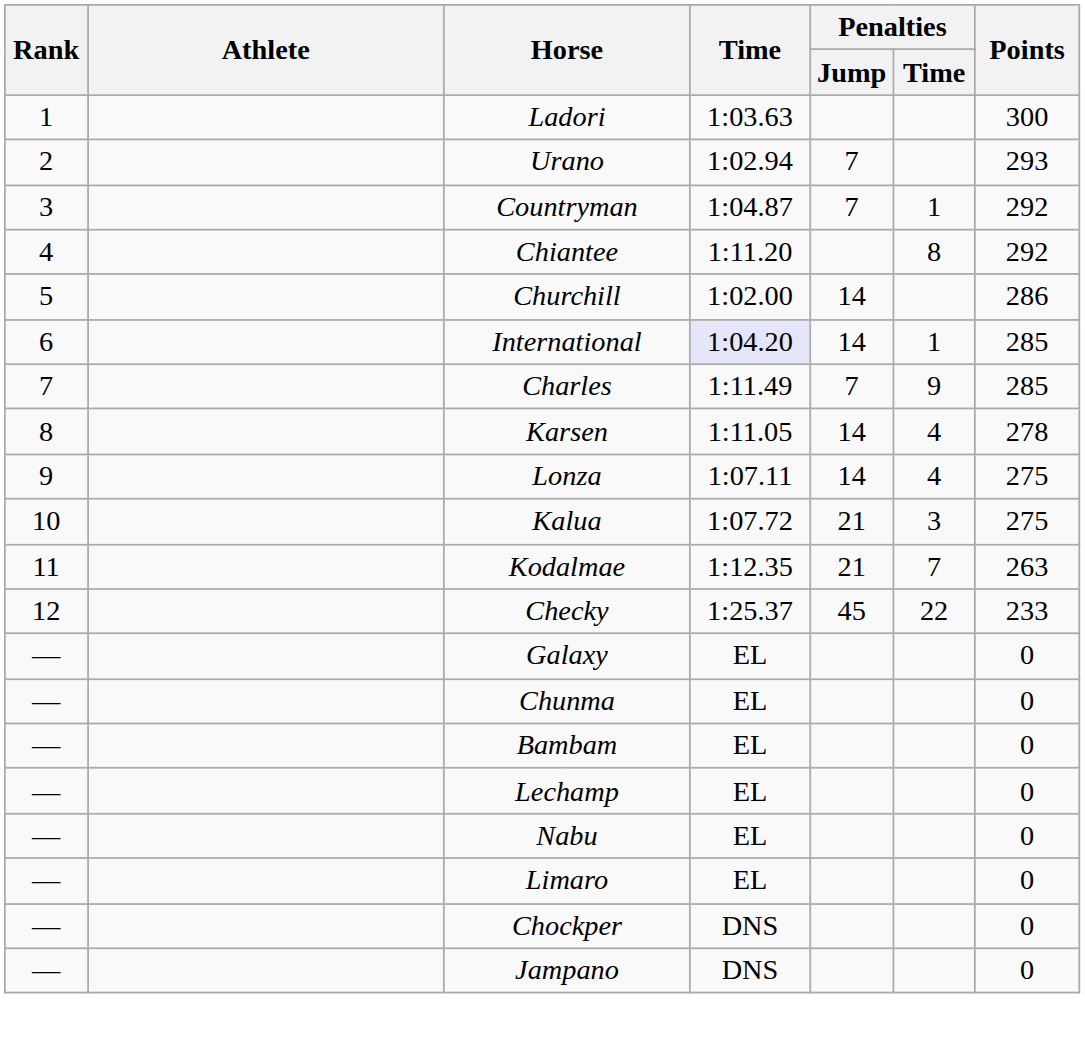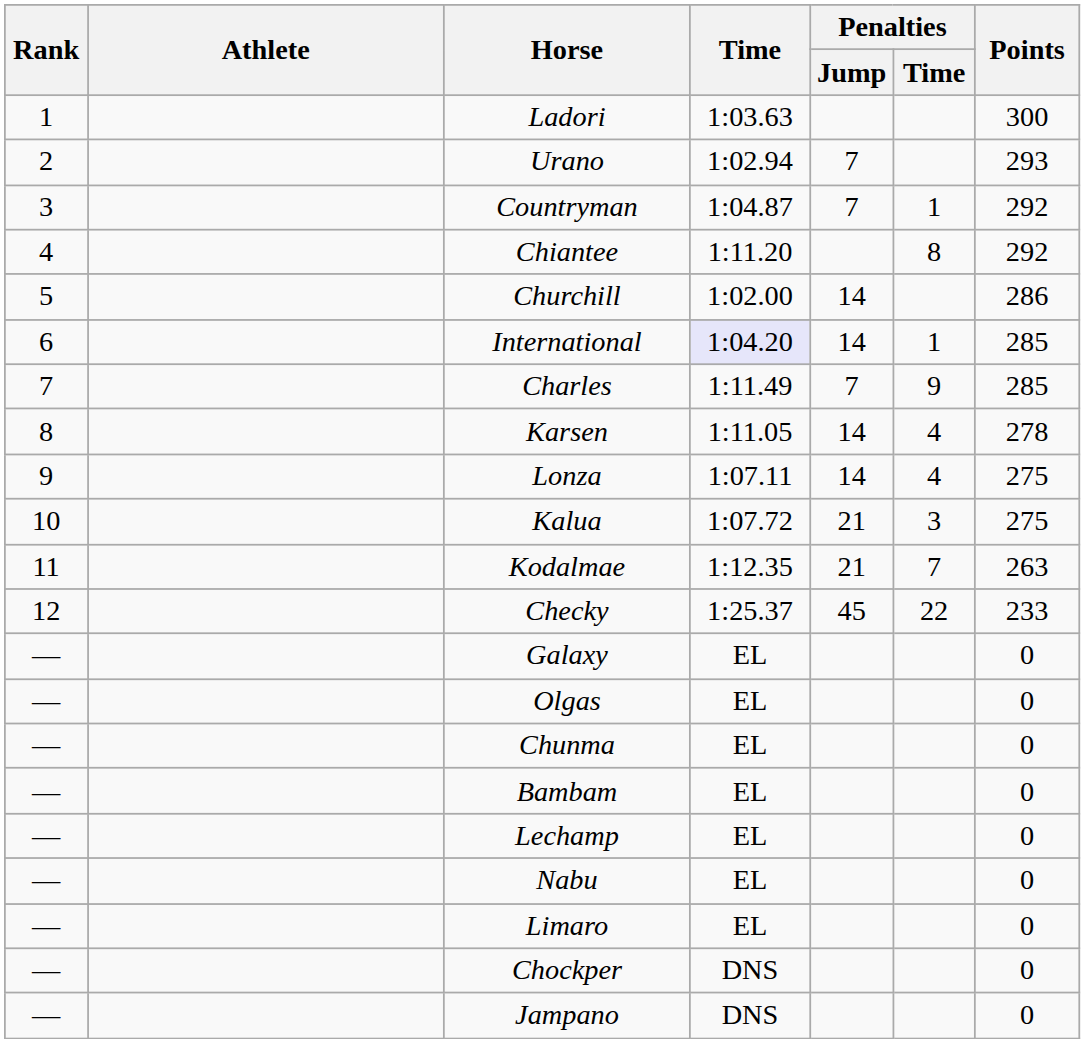+ row: (567, 700)
